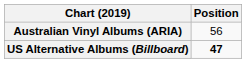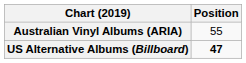(216, 31) 56 -> (216, 31) 55
